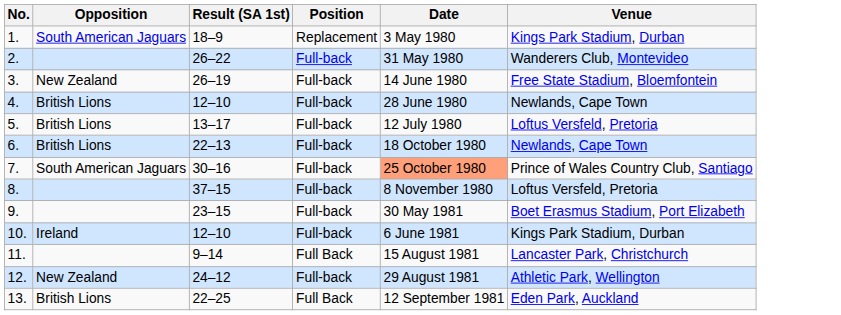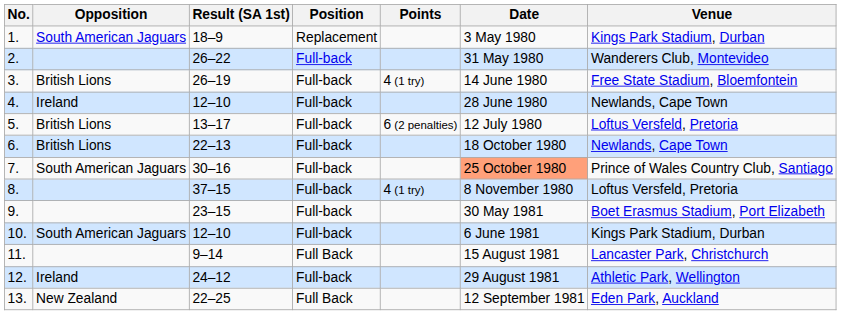+ column: (420, 15)
(77, 80) New Zealand -> (74, 80) British Lions
(74, 102) British Lions -> (57, 102) Ireland
(57, 233) Ireland -> (111, 233) South American Jaguars
(77, 277) New Zealand -> (57, 277) Ireland
(74, 299) British Lions -> (77, 299) New Zealand
